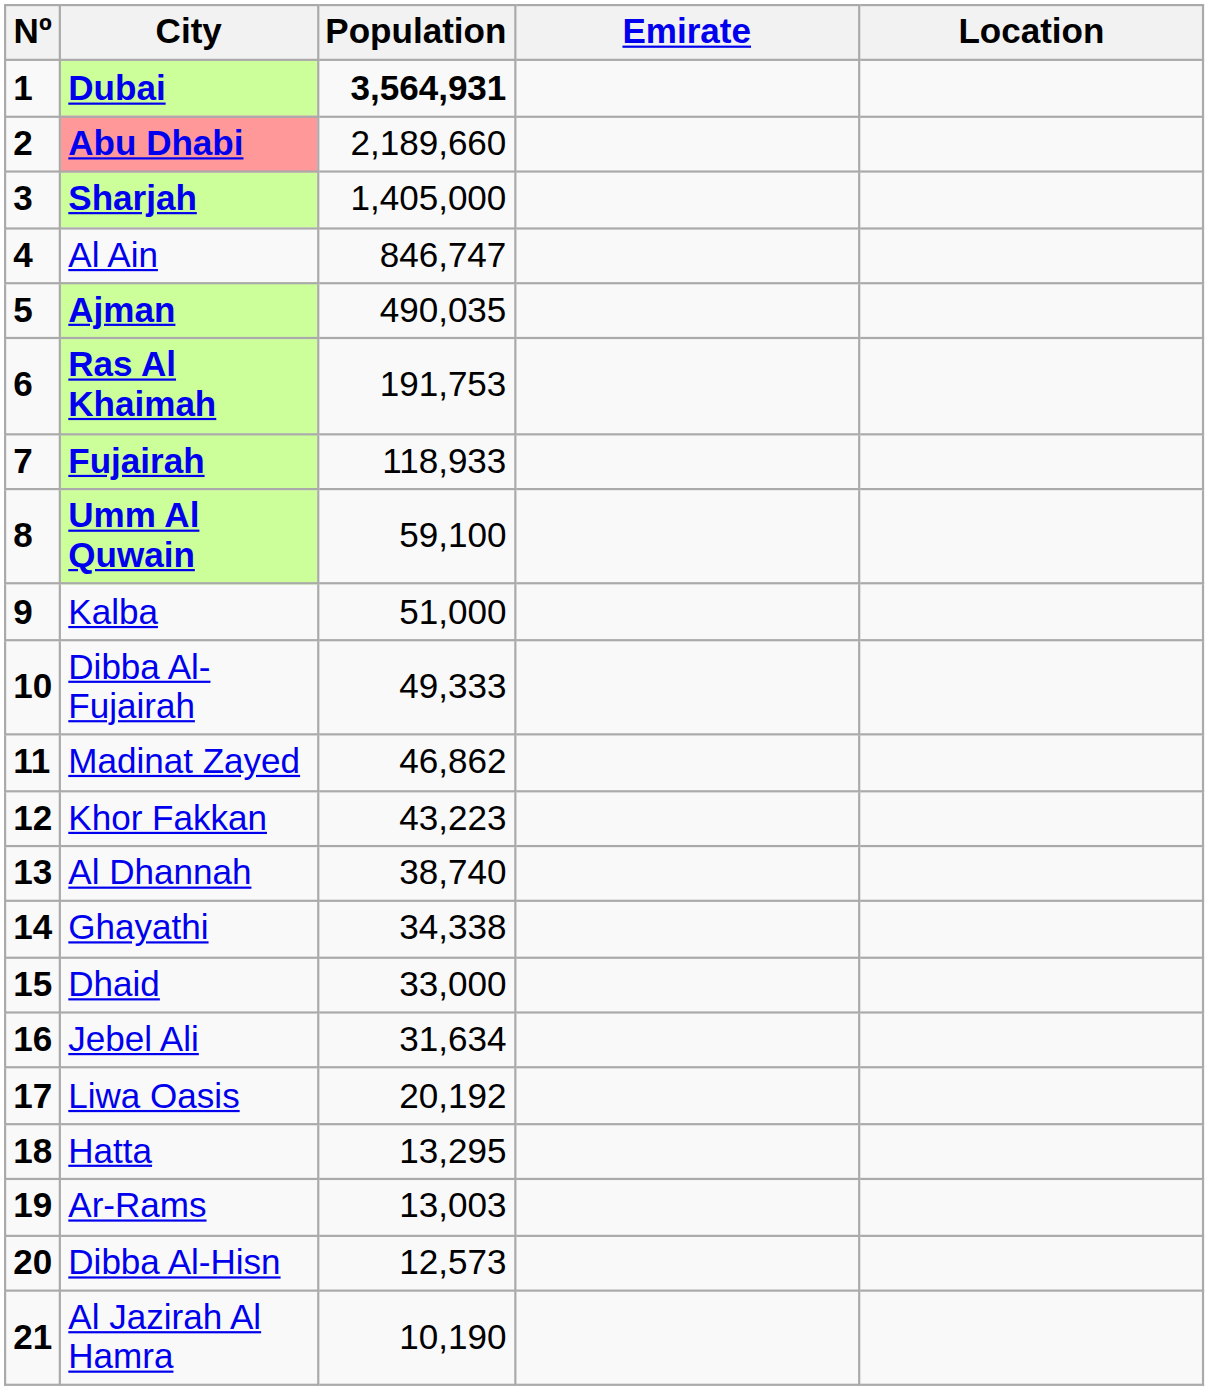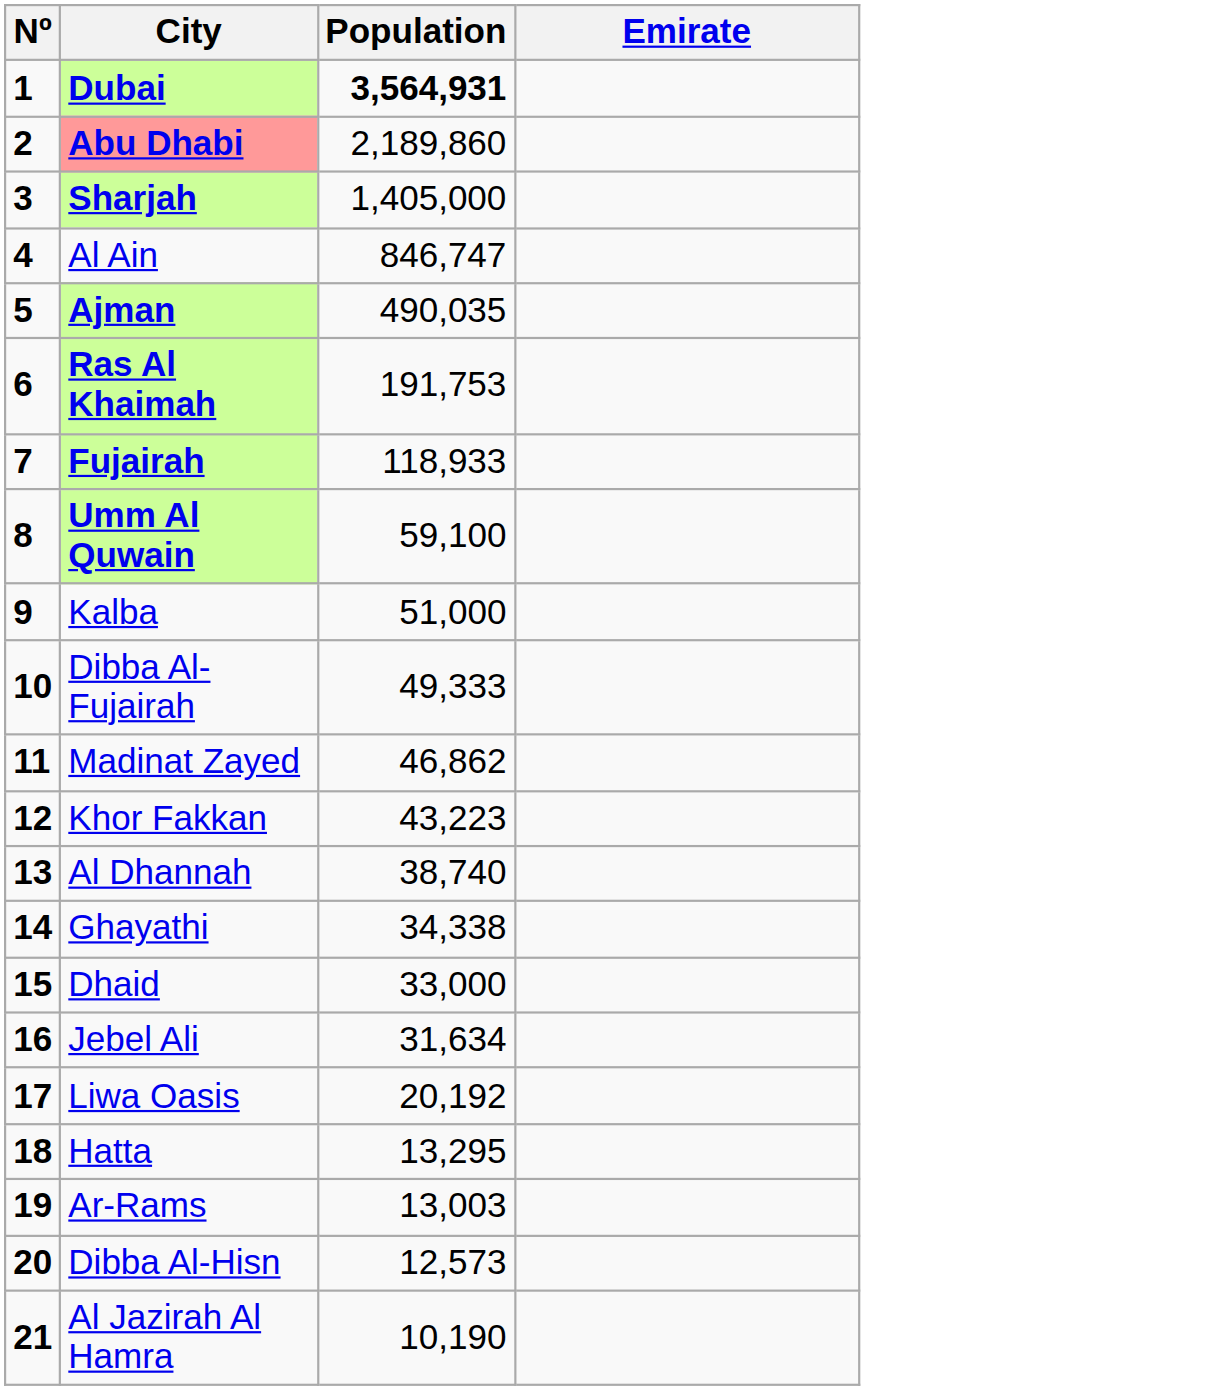- column: (1031, 32)
(428, 143) 2,189,660 -> (428, 143) 2,189,860
